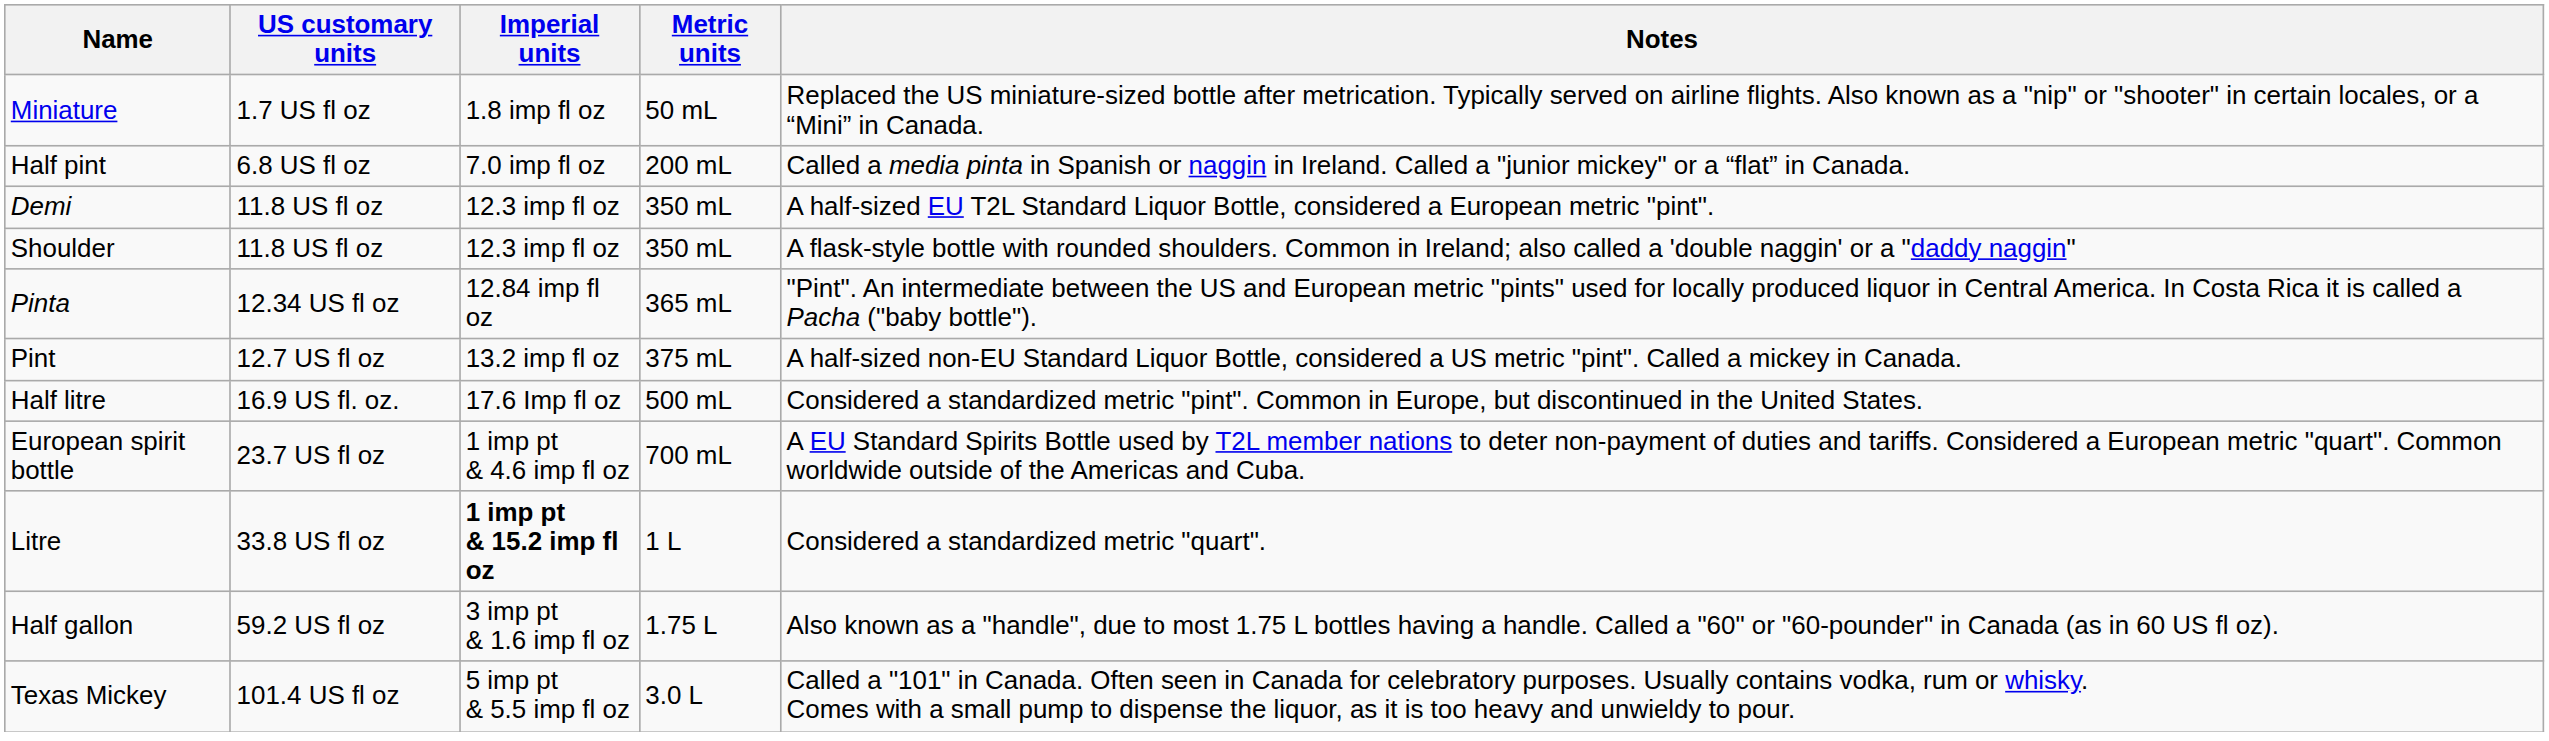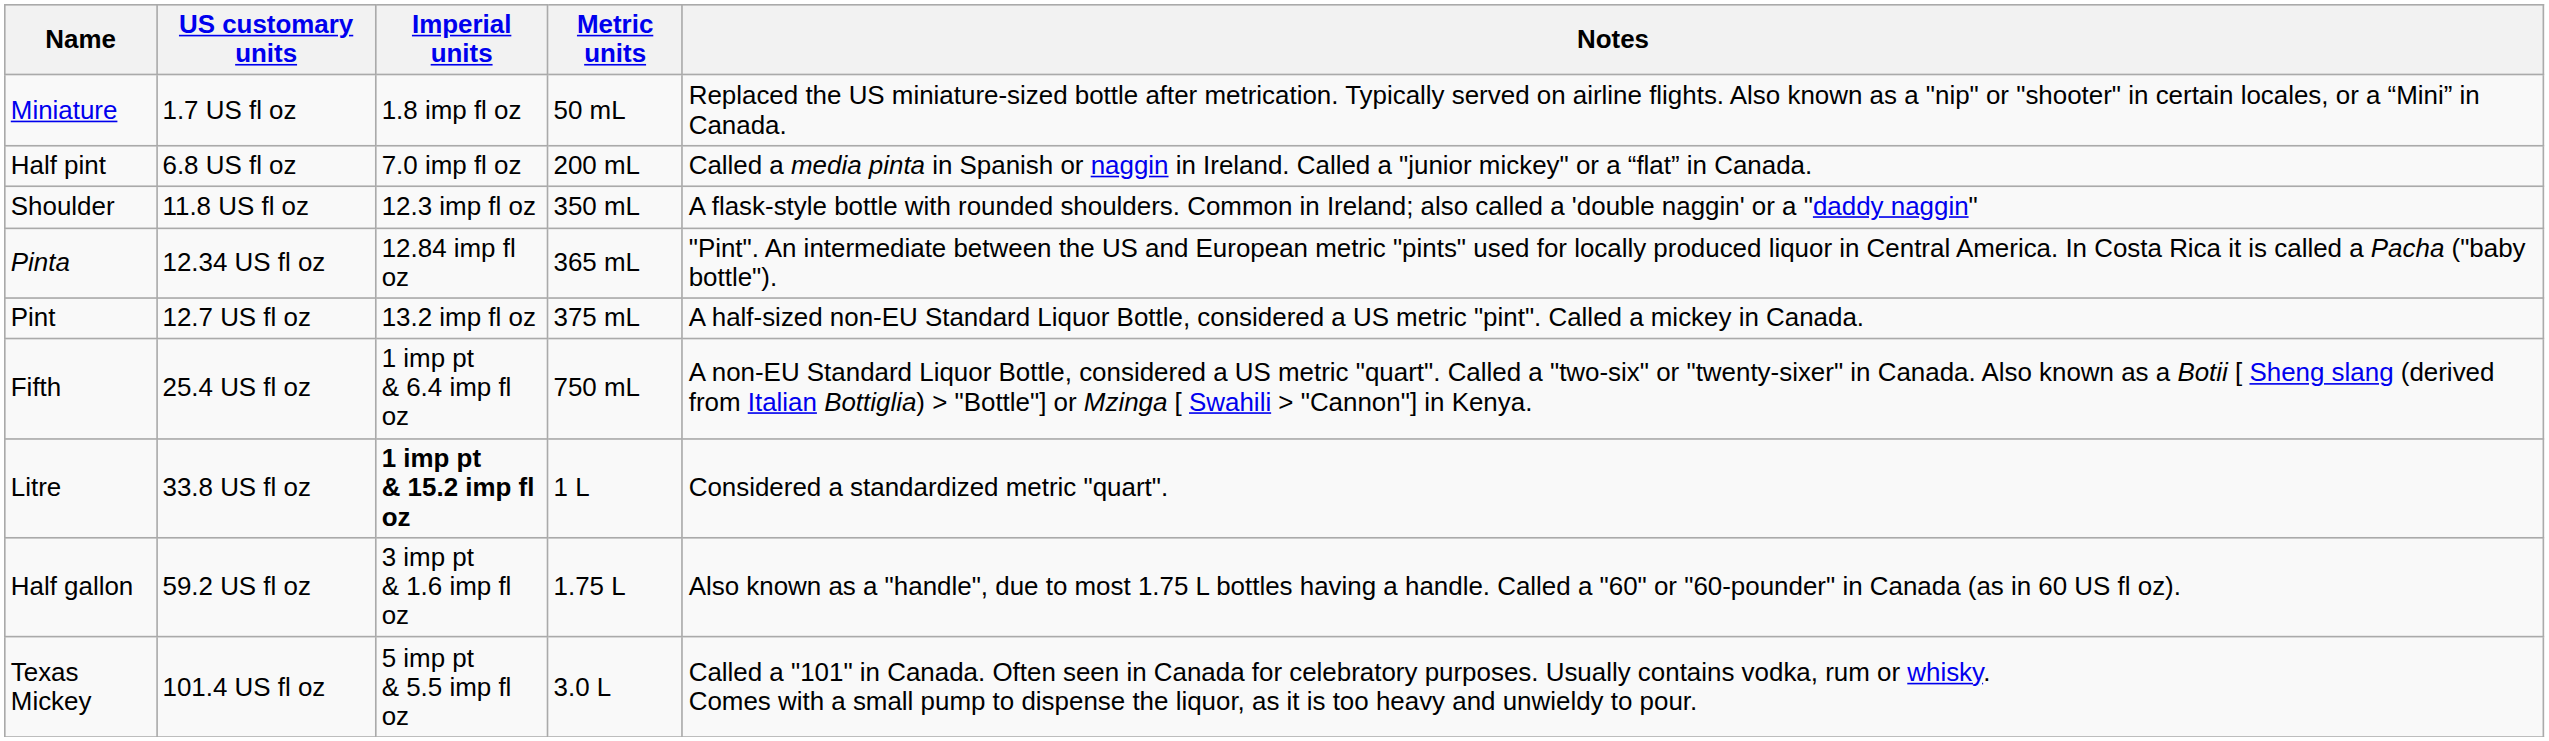- row: (41, 206)
- row: (58, 400)
- row: (98, 455)
+ row: (36, 388)
